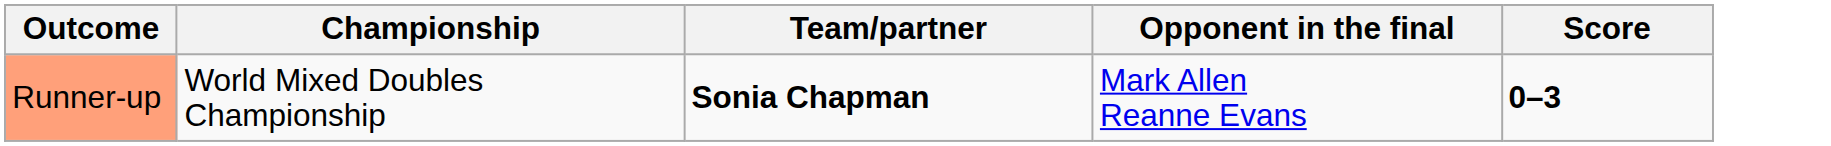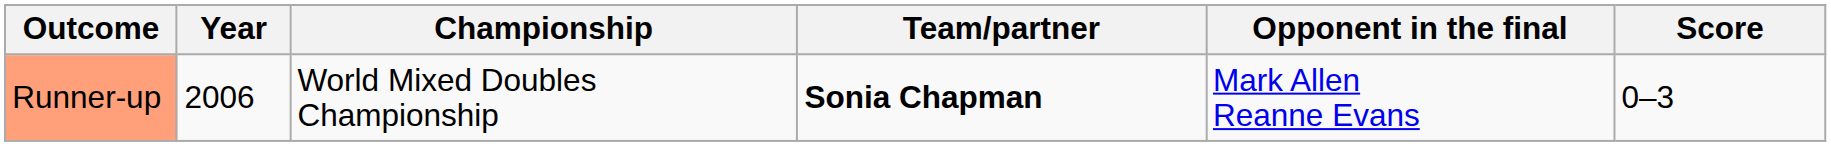+ column: (234, 29)
(1535, 97) bold -> (1648, 97) normal
